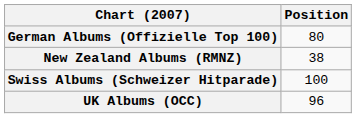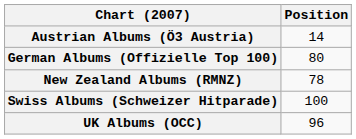+ row: (143, 37)
(316, 59) 38 -> (316, 80) 78
